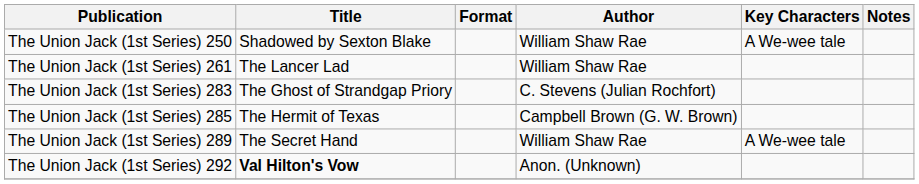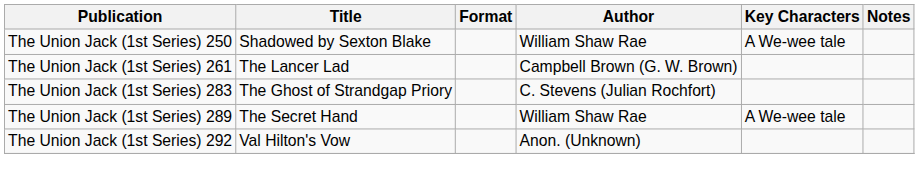(583, 66) William Shaw Rae -> (628, 66) Campbell Brown (G. W. Brown)
- row: (120, 116)
(299, 166) bold -> (295, 141) normal
